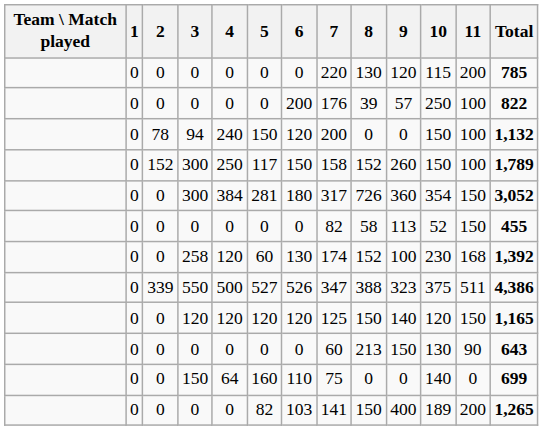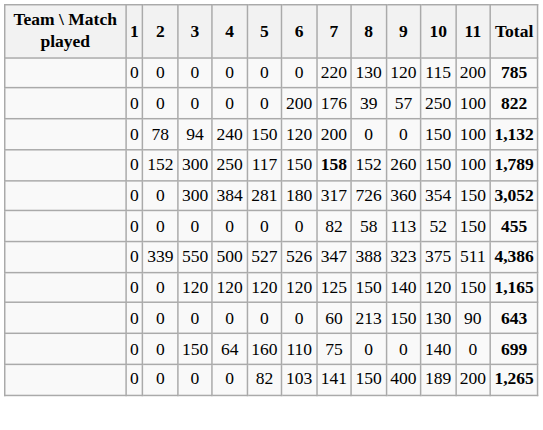(334, 164) normal -> (334, 164) bold
- row: (160, 256)
